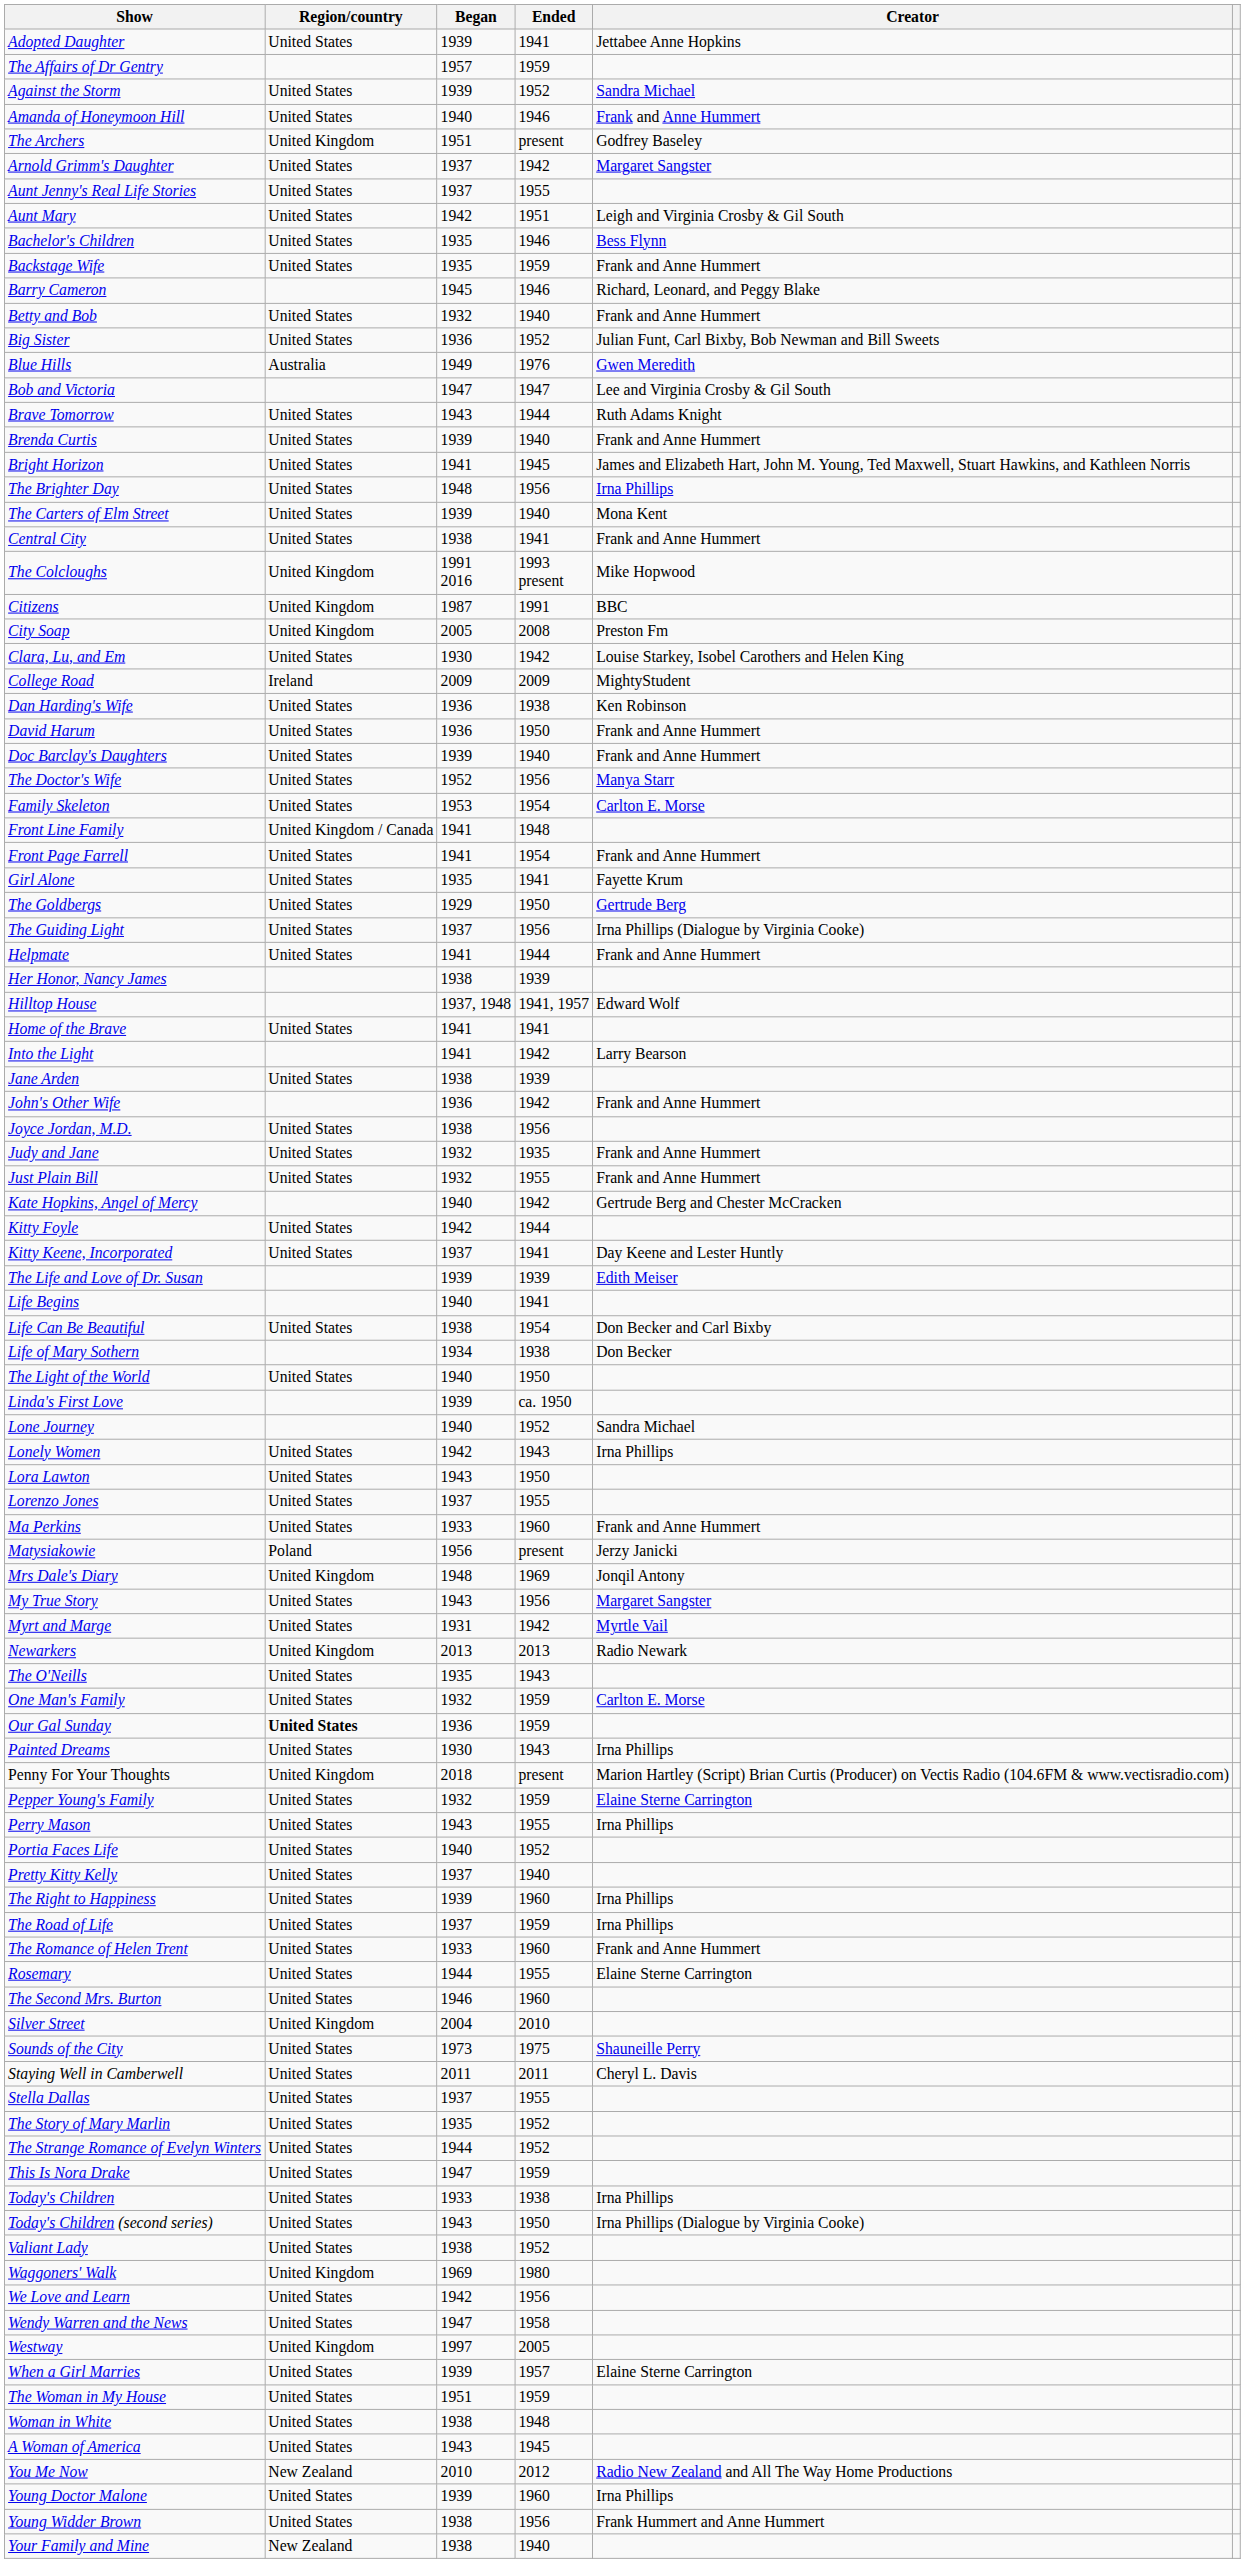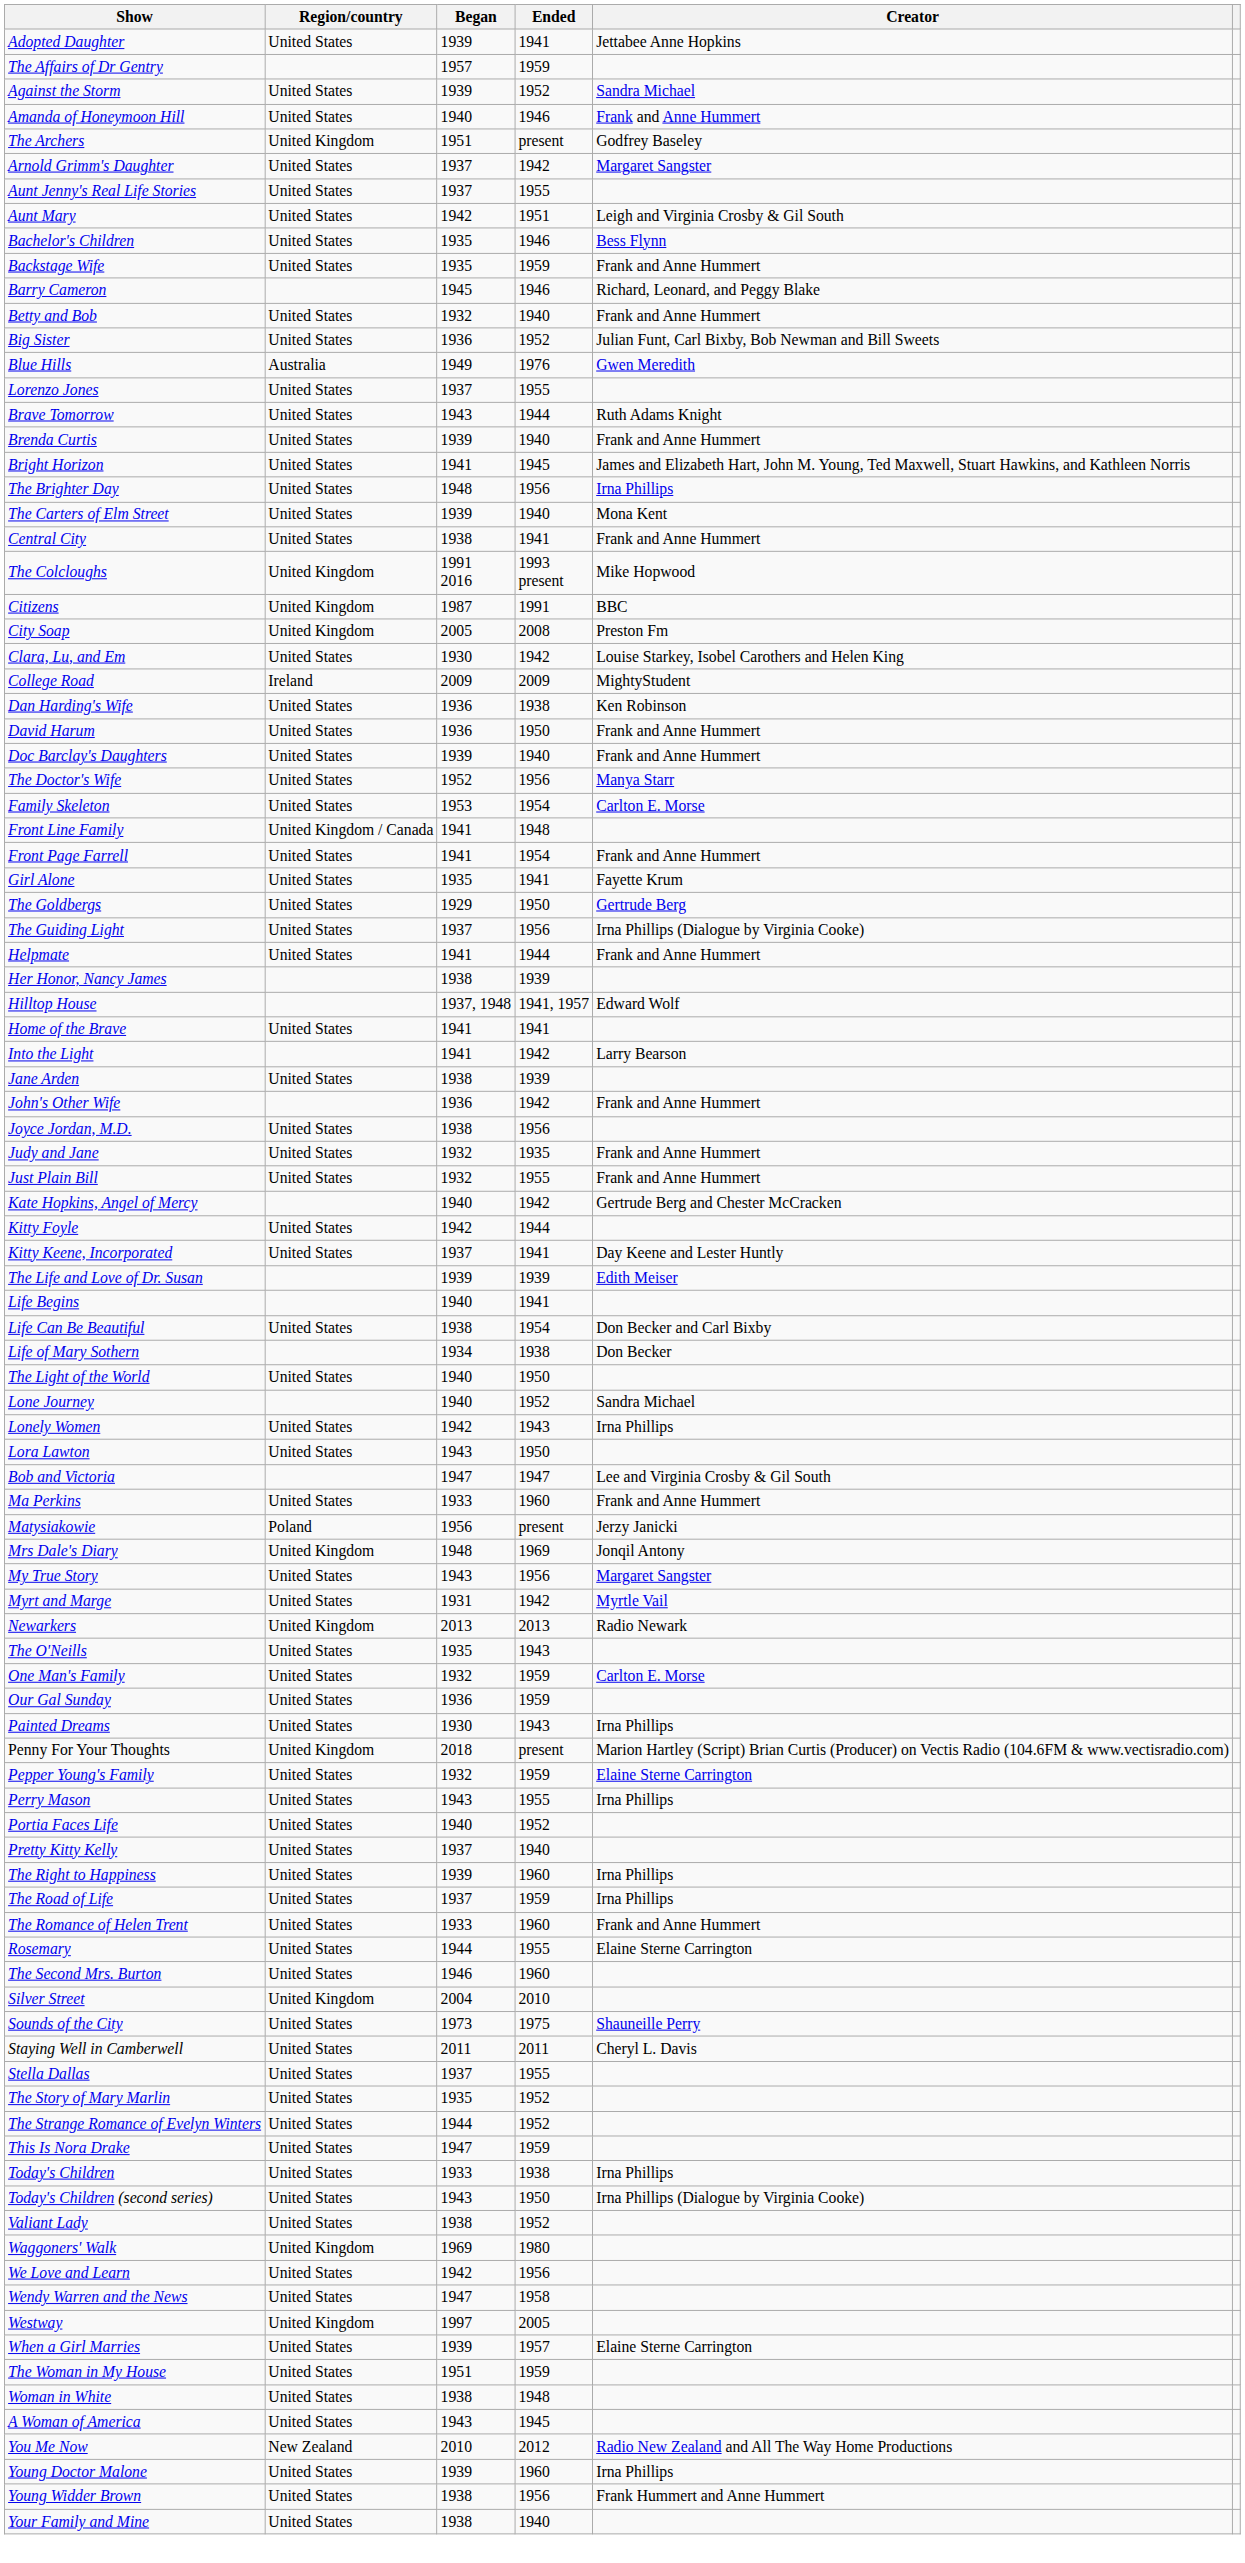rows swapped: (62, 389) <-> (53, 1501)
- row: (66, 1402)
(313, 1725) bold -> (310, 1700) normal
(310, 2546) New Zealand -> (310, 2521) United States
